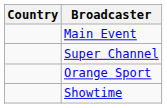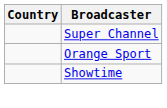- row: (100, 34)
